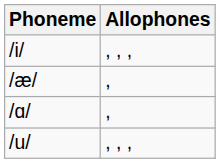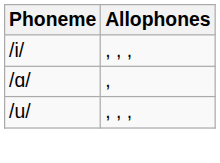- row: (23, 81)
